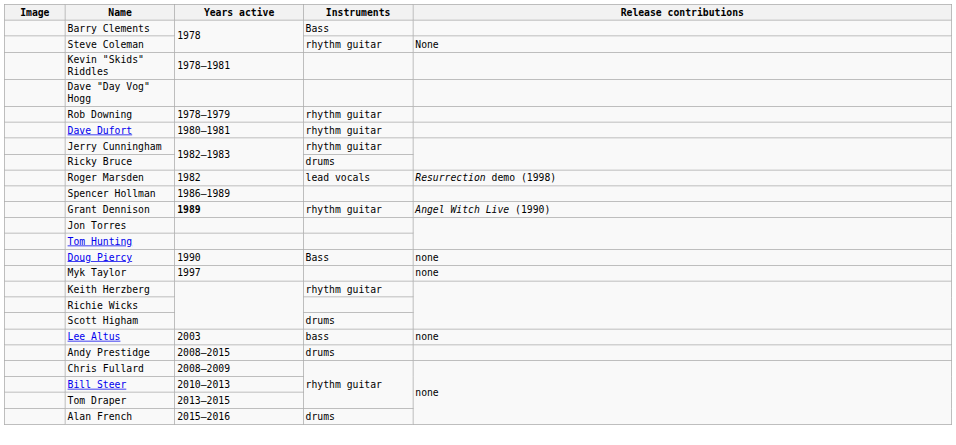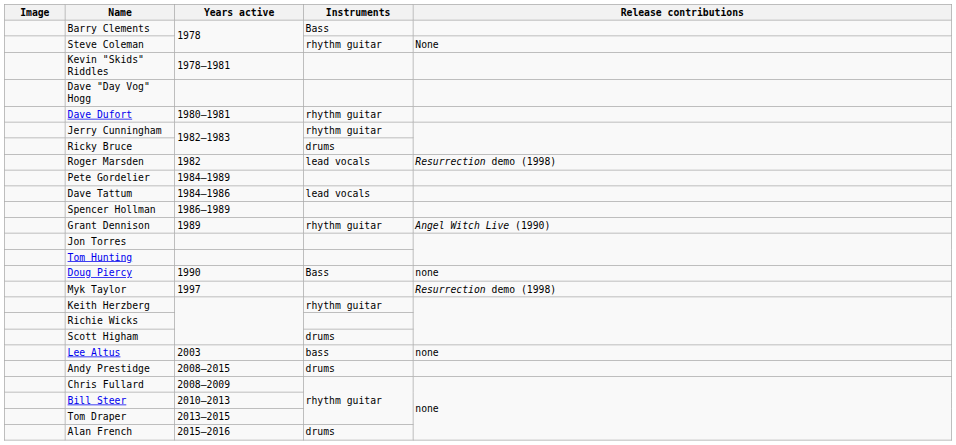- row: (100, 114)
+ row: (109, 178)
+ row: (100, 194)
(189, 210) bold -> (189, 226) normal
(427, 273) none -> (486, 289) Resurrection demo (1998)
